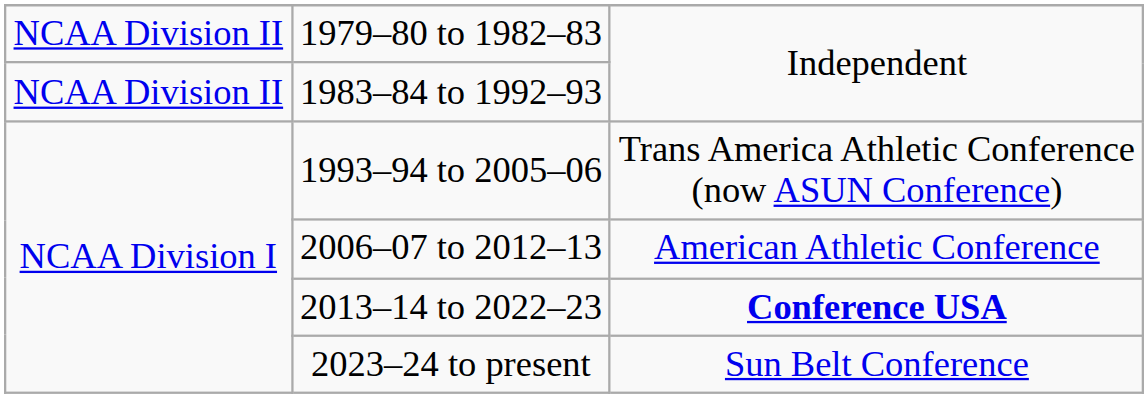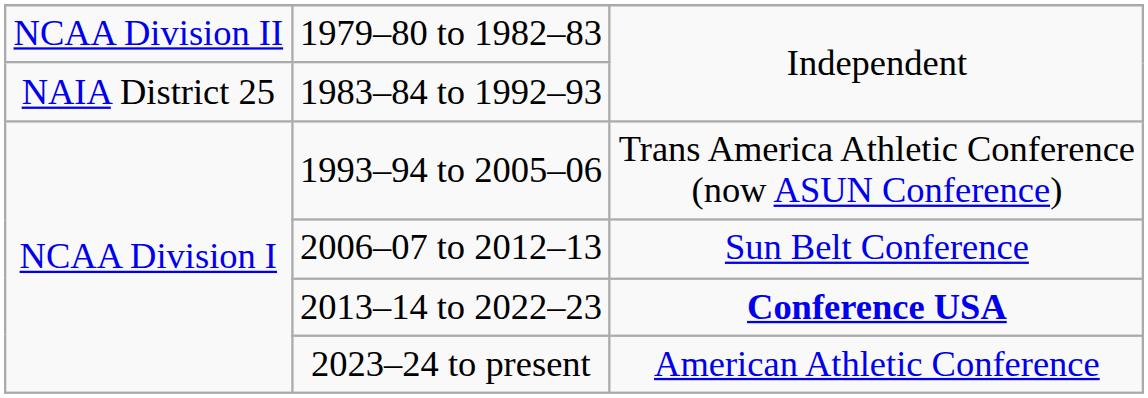(148, 91) NCAA Division II -> (148, 91) NAIA District 25
(877, 248) American Athletic Conference -> (877, 248) Sun Belt Conference
(877, 363) Sun Belt Conference -> (877, 363) American Athletic Conference
